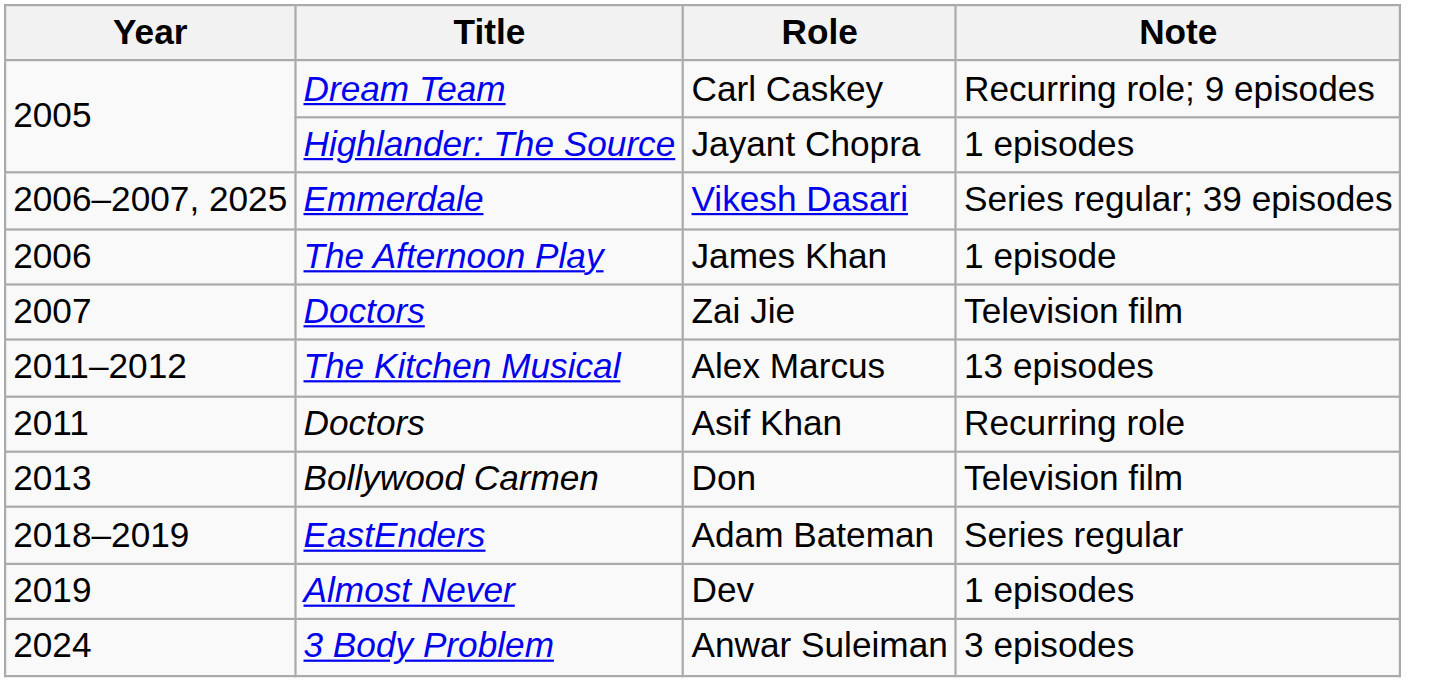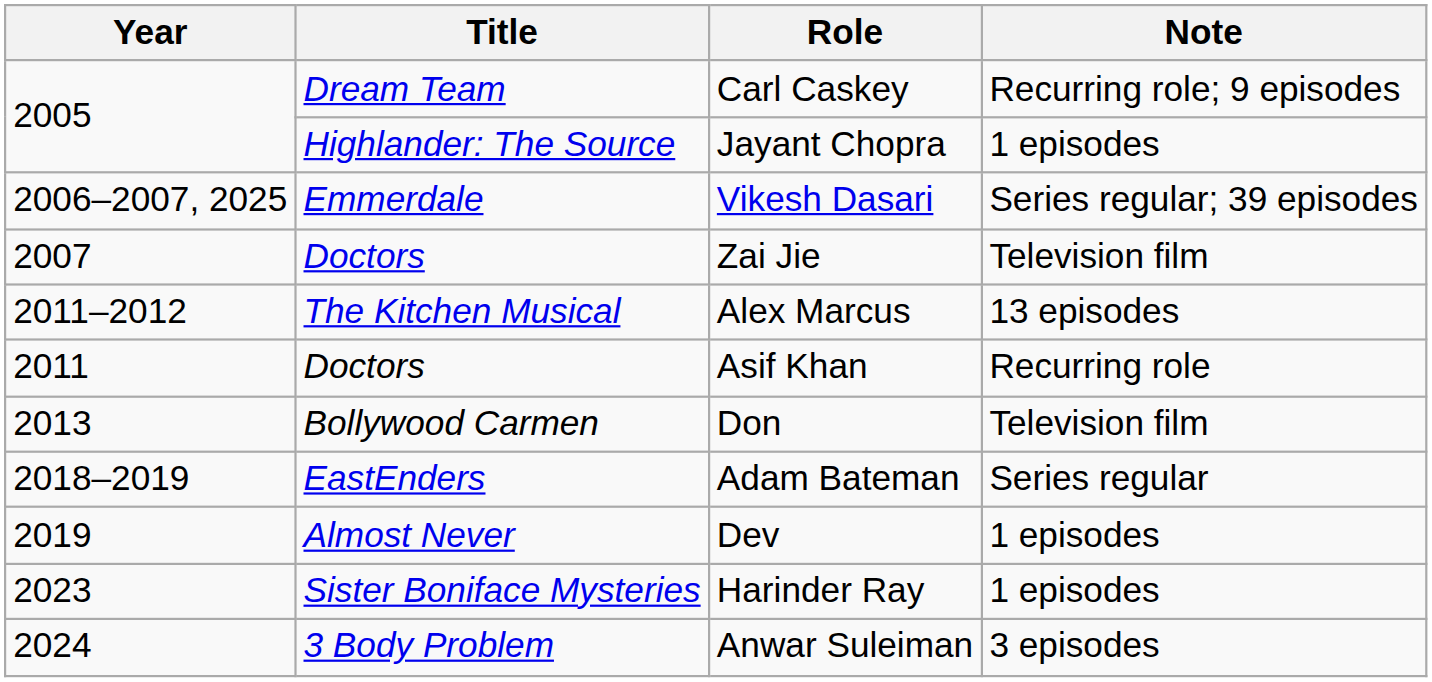- row: (789, 255)
+ row: (821, 590)
